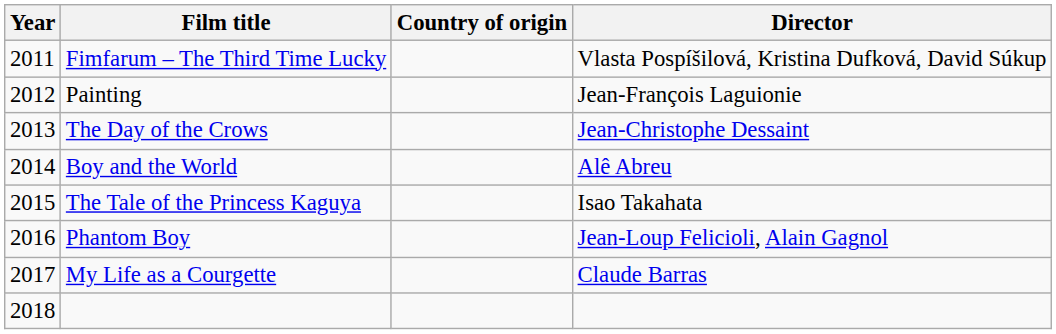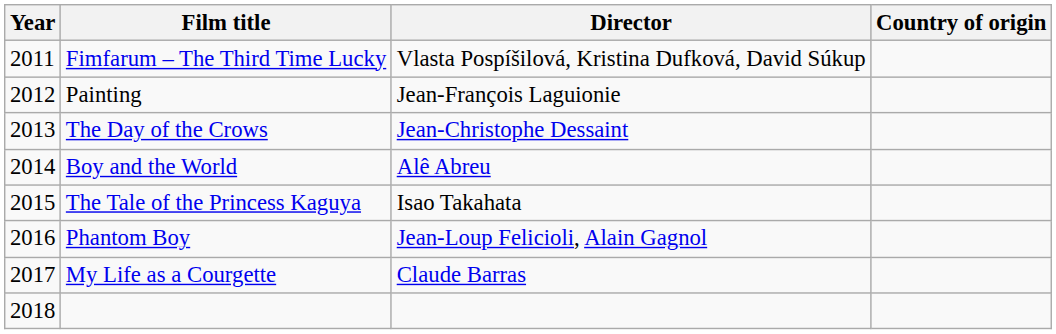columns swapped: (812, 22) <-> (482, 22)
